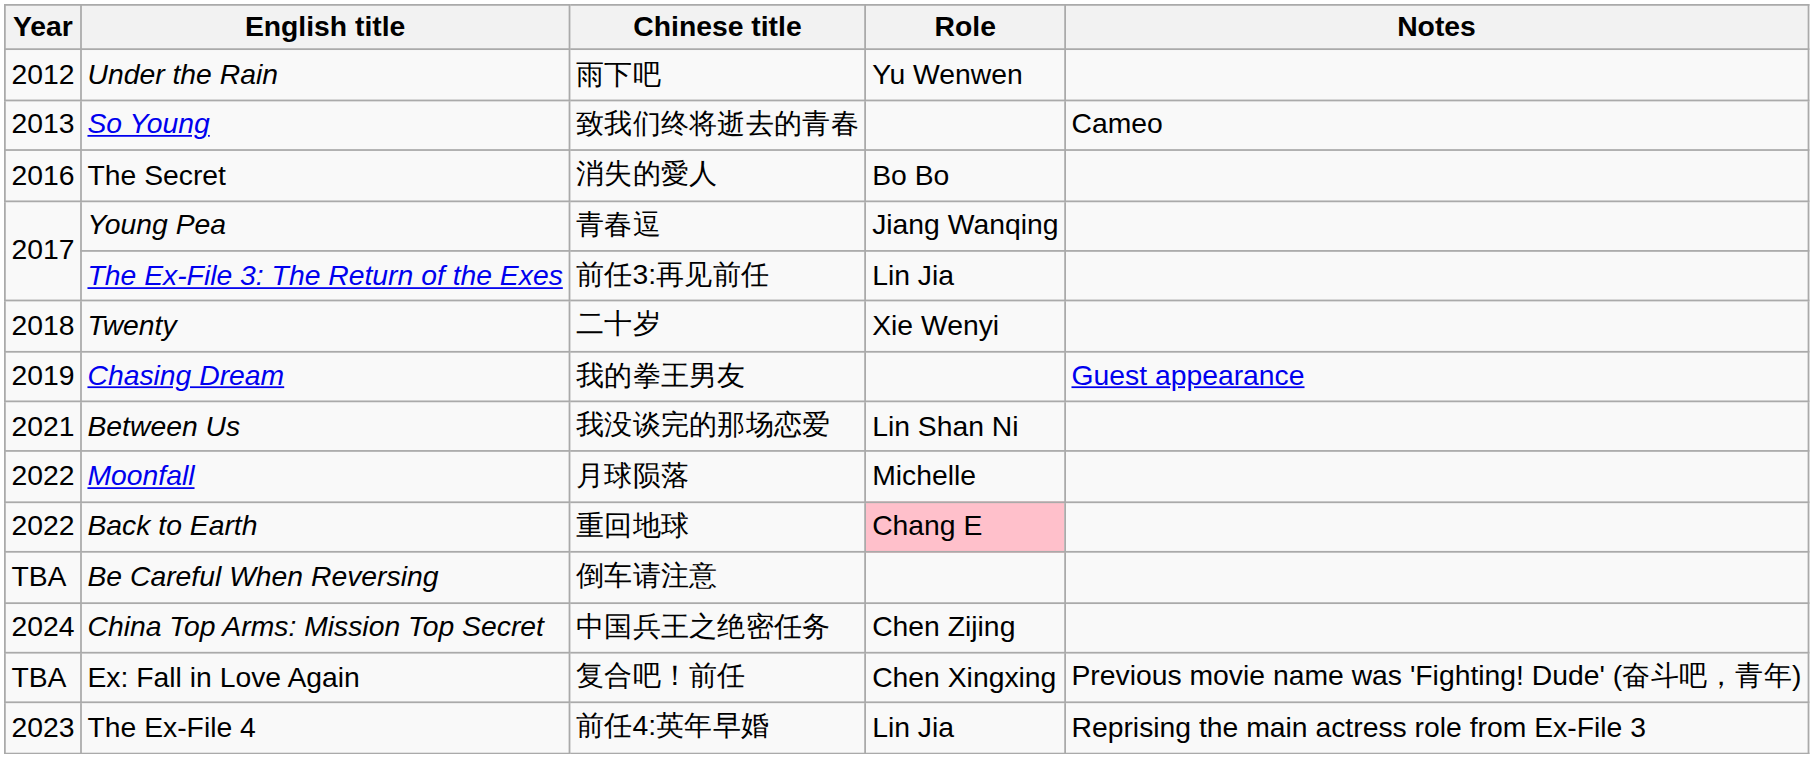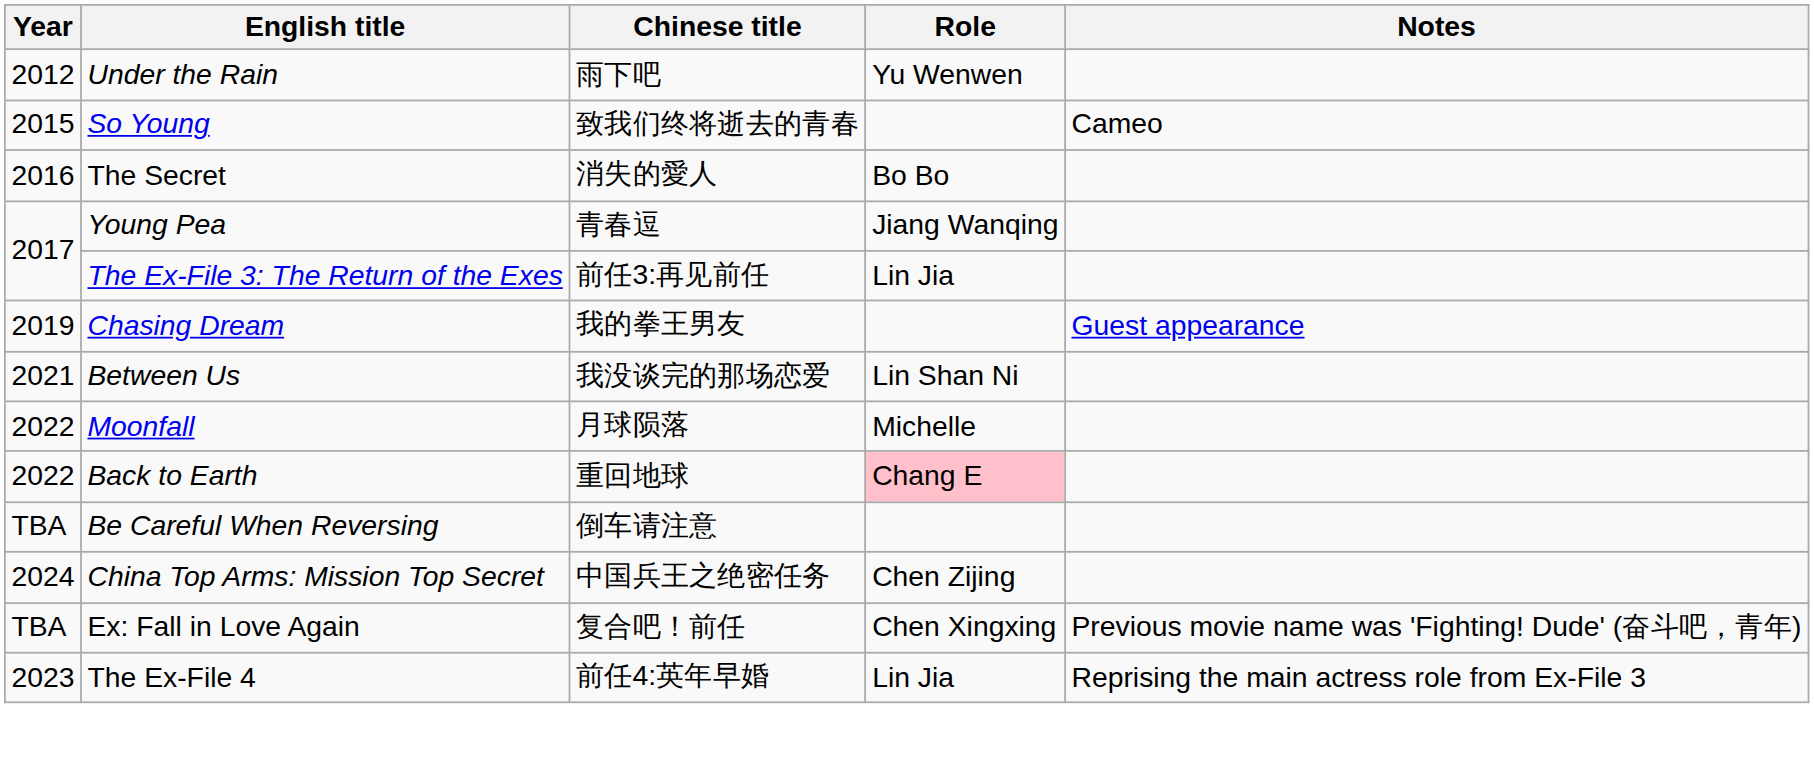(43, 124) 2013 -> (43, 124) 2015
- row: (132, 325)
